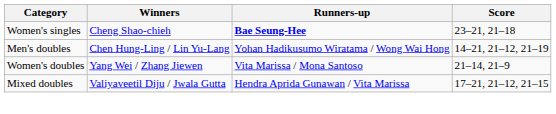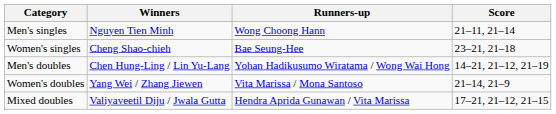+ row: (37, 30)
(270, 30) bold -> (269, 48) normal
